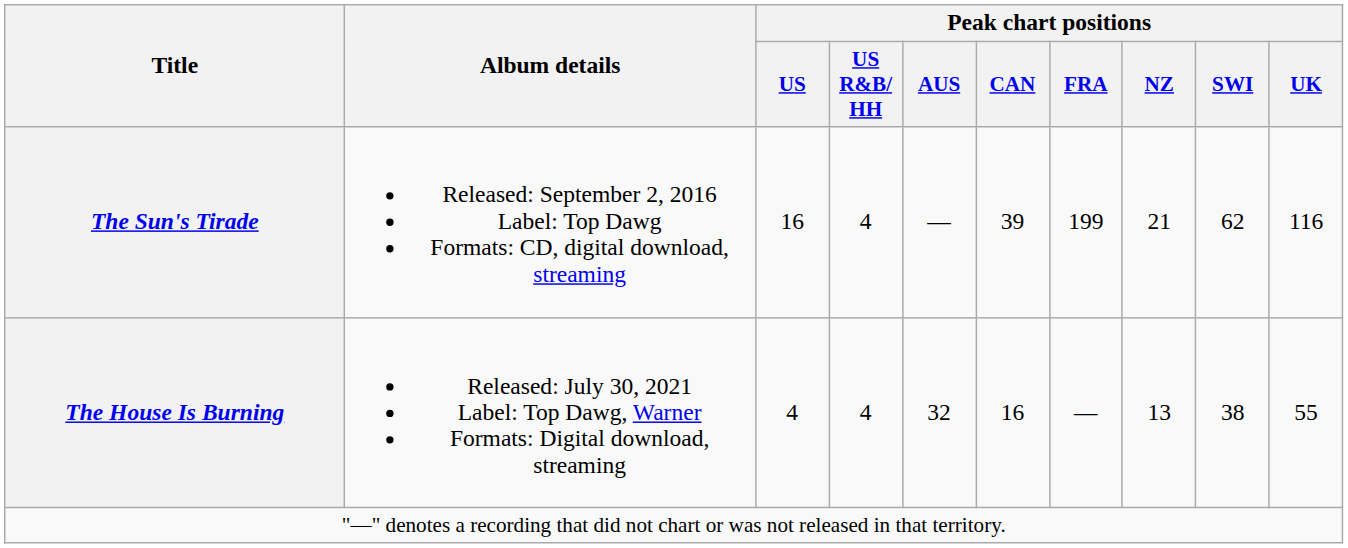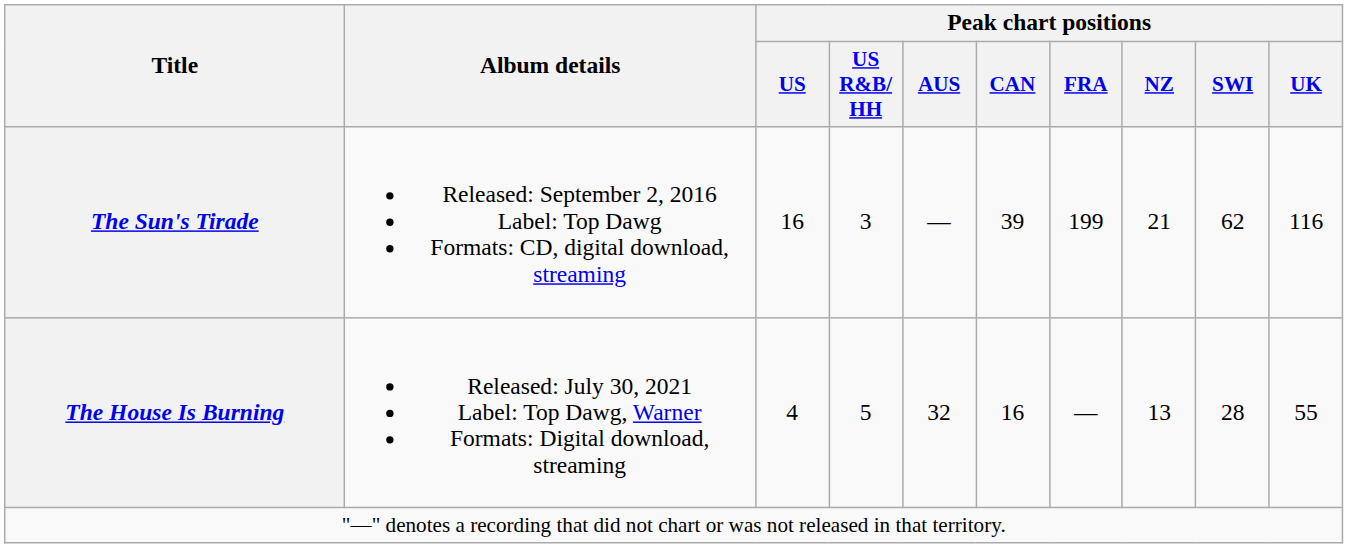(866, 221) 4 -> (866, 221) 3
(866, 411) 4 -> (866, 411) 5
(1233, 411) 38 -> (1233, 411) 28
